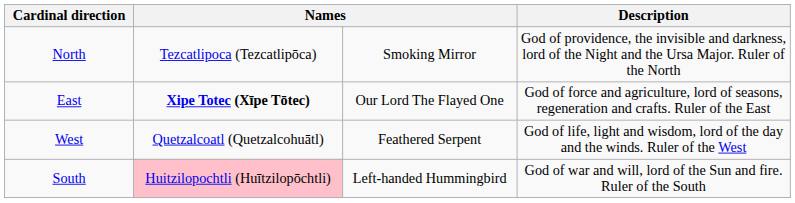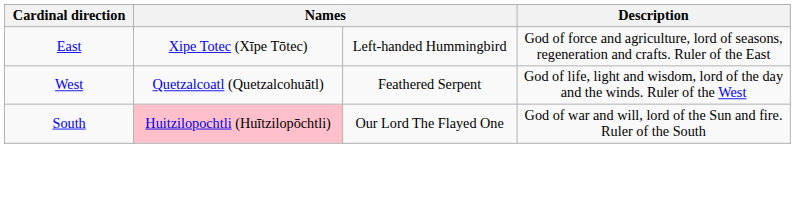- row: (69, 54)
(238, 101) bold -> (238, 46) normal
(430, 101) Our Lord The Flayed One -> (430, 46) Left-handed Hummingbird
(430, 178) Left-handed Hummingbird -> (430, 123) Our Lord The Flayed One
